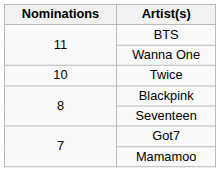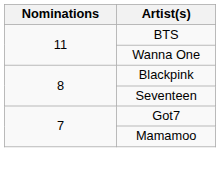- row: (166, 75)
